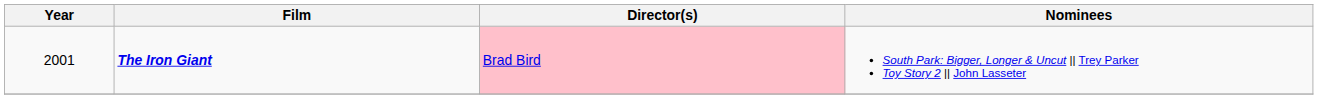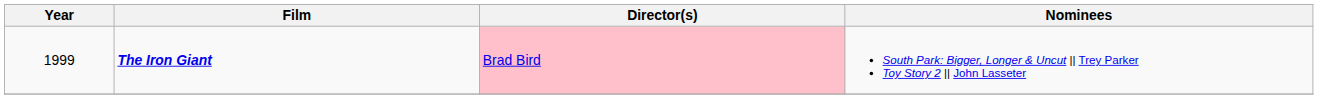(59, 60) 2001 -> (59, 60) 1999
